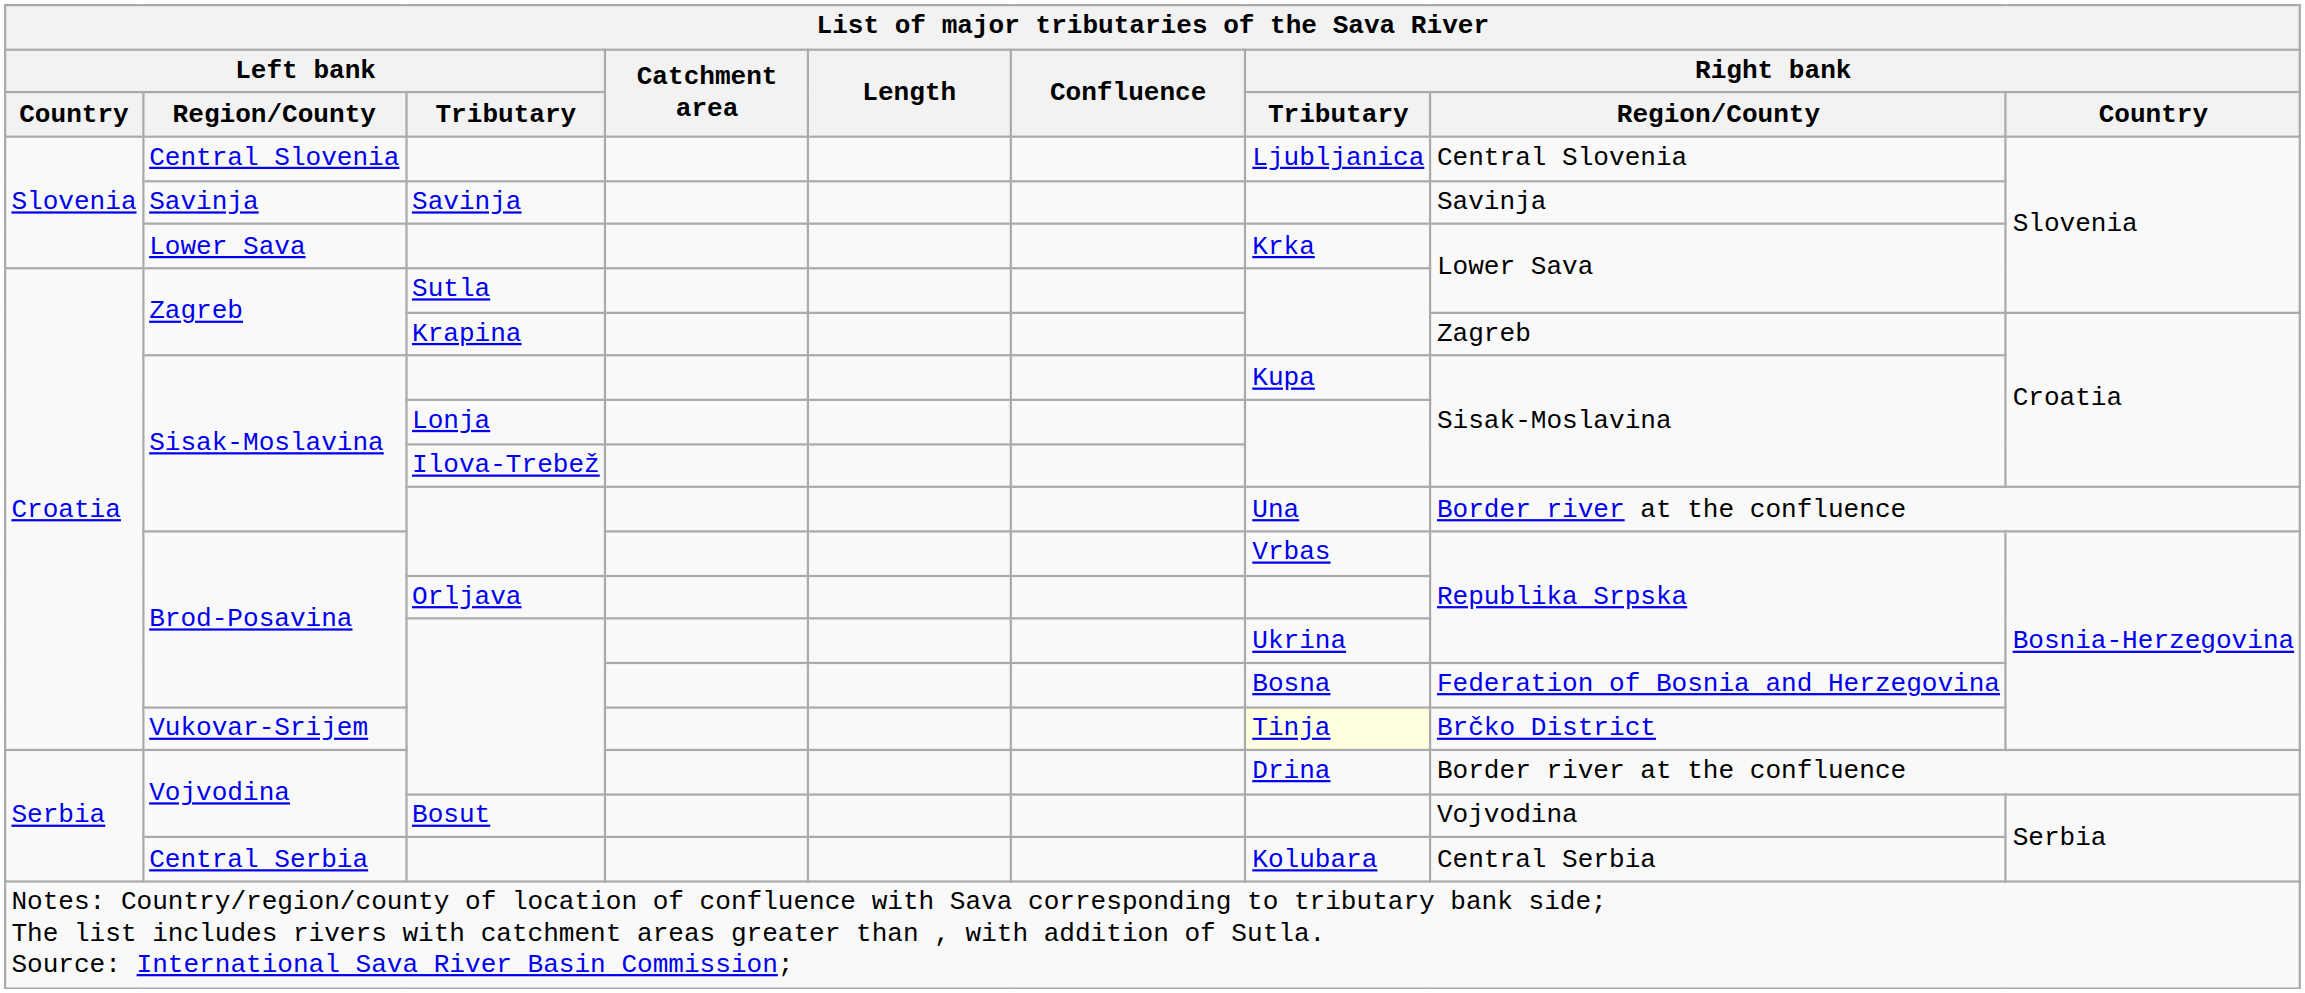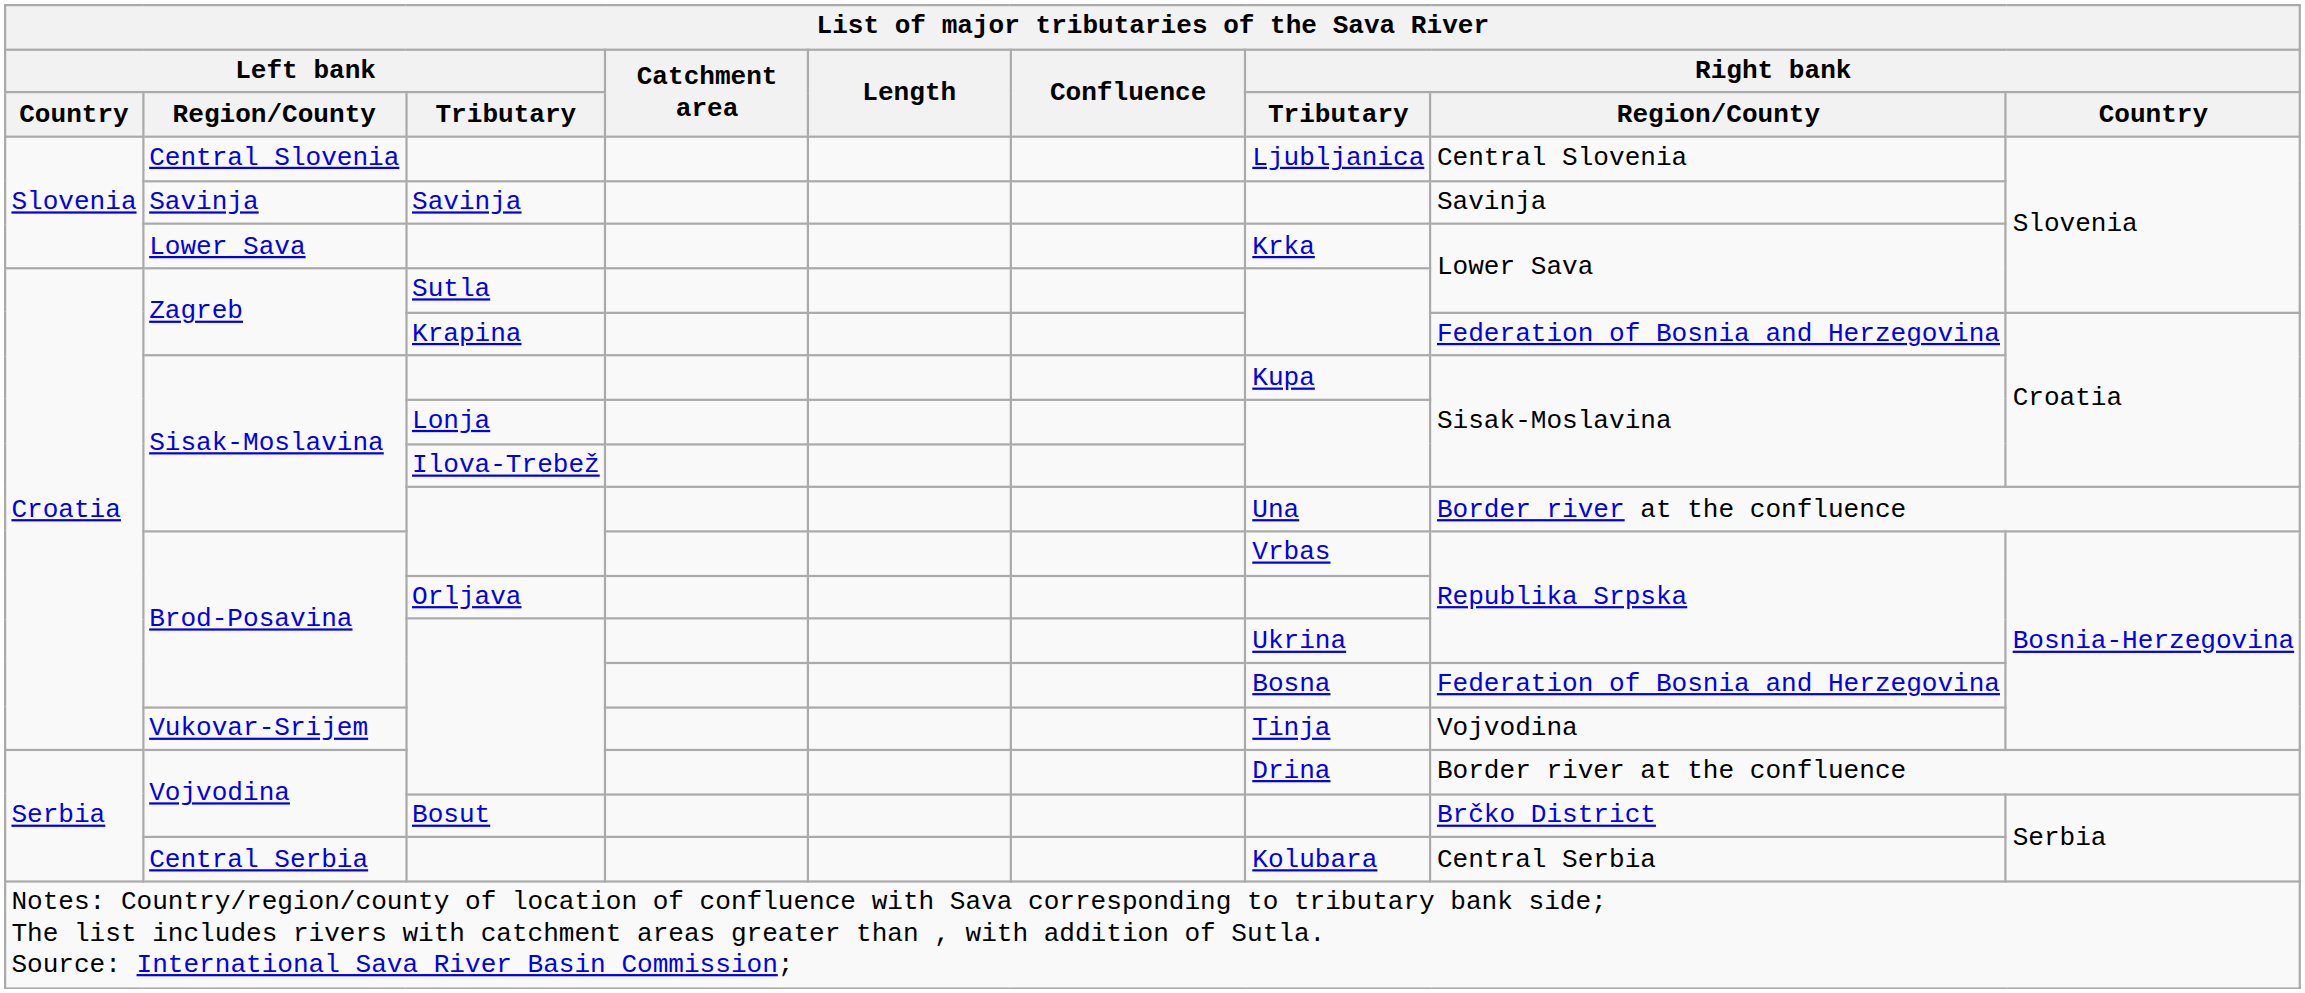(1484, 334) Zagreb -> (1718, 334) Federation of Bosnia and Herzegovina
(1291, 728) lightyellow background -> (1291, 728) no background
(1546, 728) Brčko District -> (1507, 728) Vojvodina
(1507, 816) Vojvodina -> (1546, 816) Brčko District
